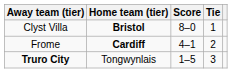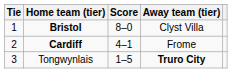columns swapped: (213, 12) <-> (46, 12)
